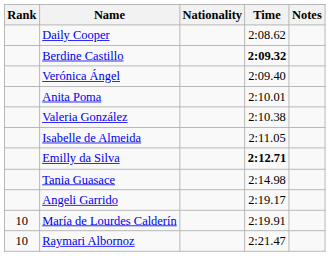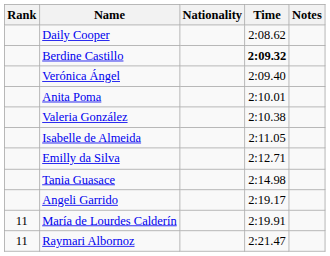(267, 158) bold -> (267, 158) normal
(22, 220) 10 -> (22, 220) 11
(22, 241) 10 -> (22, 241) 11
